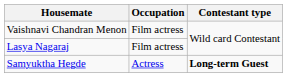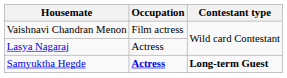(157, 47) Film actress -> (148, 47) Actress
(148, 64) normal -> (148, 64) bold
